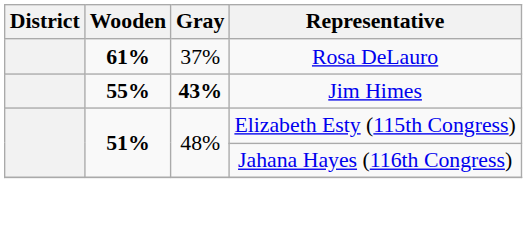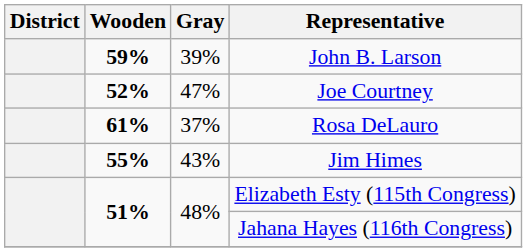+ row: (375, 56)
+ row: (375, 90)
(200, 90) bold -> (200, 159) normal
